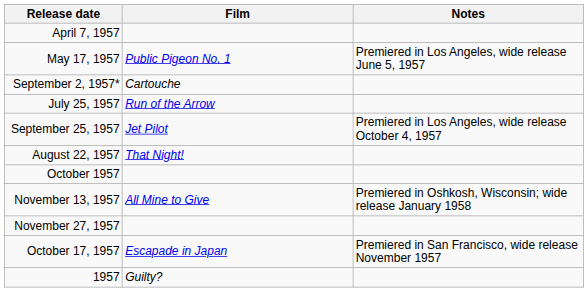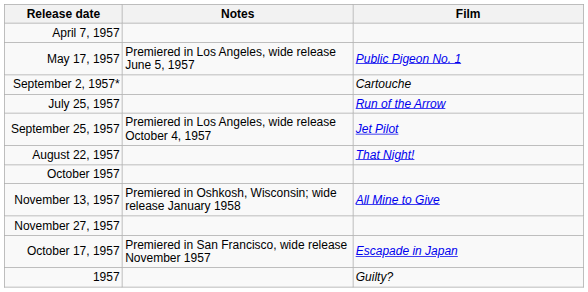columns swapped: (238, 14) <-> (468, 14)
